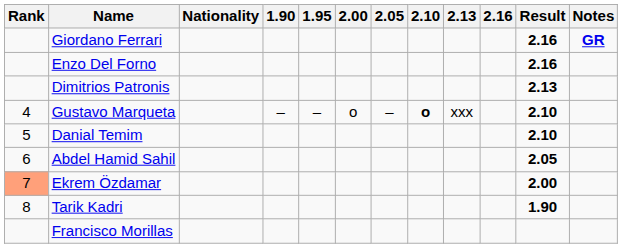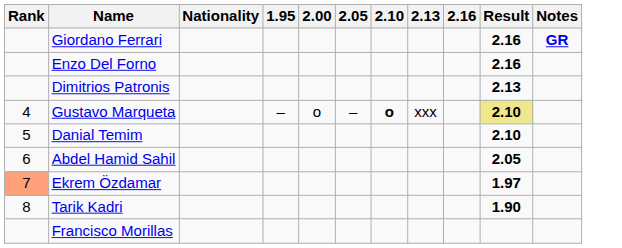- column: (281, 16)
(543, 111) no background -> (506, 111) khaki background
(543, 183) 2.00 -> (506, 183) 1.97
